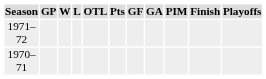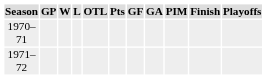rows swapped: (22, 61) <-> (22, 33)
